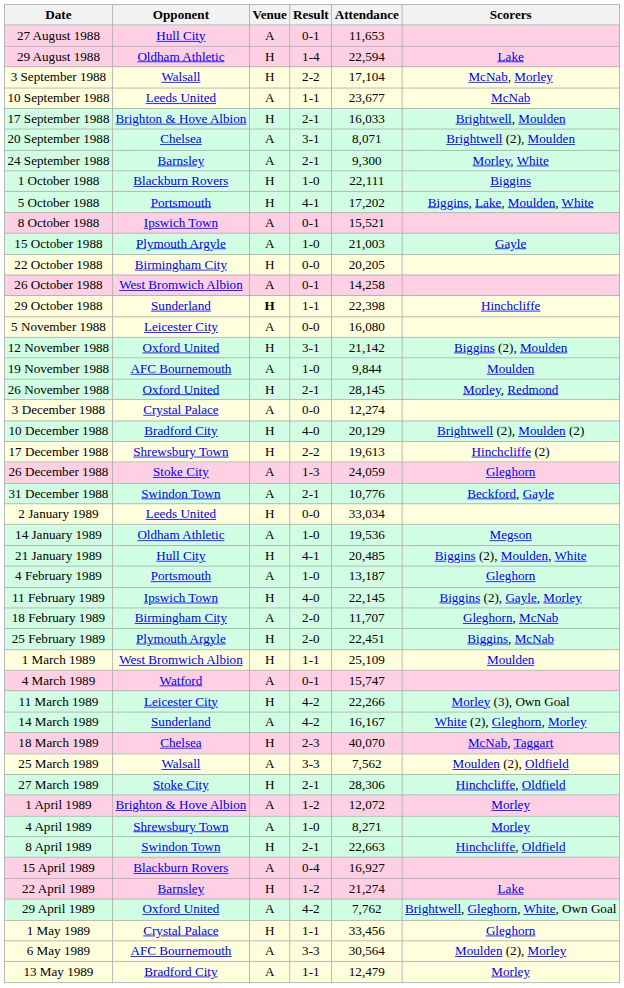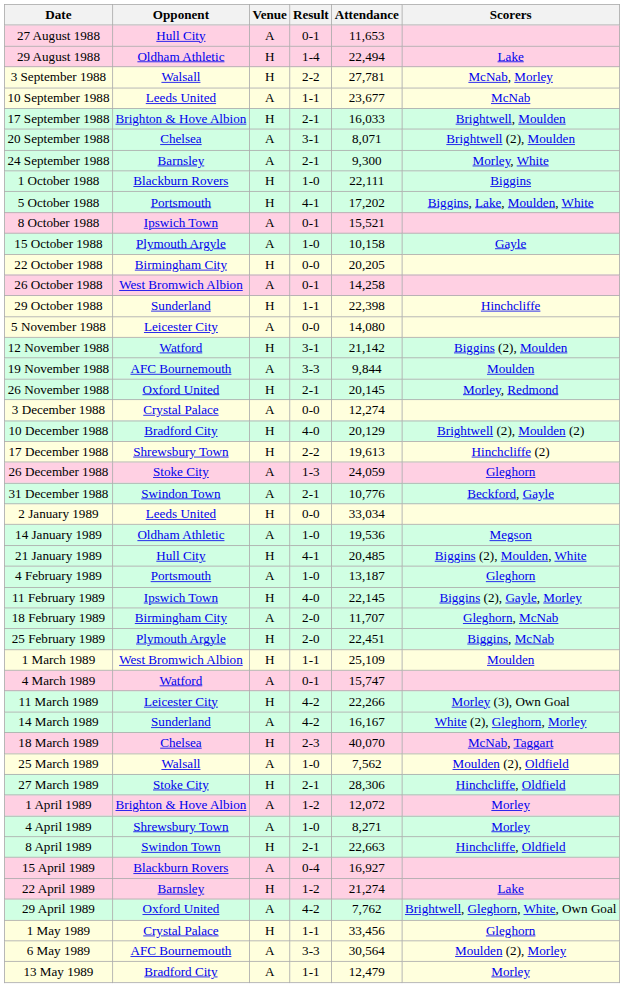(367, 56) 22,594 -> (367, 56) 22,494
(367, 77) 17,104 -> (367, 77) 27,781
(367, 243) 21,003 -> (367, 243) 10,158
(270, 306) bold -> (270, 306) normal
(367, 327) 16,080 -> (367, 327) 14,080
(181, 347) Oxford United -> (181, 347) Watford
(311, 368) 1-0 -> (311, 368) 3-3
(367, 389) 28,145 -> (367, 389) 20,145
(311, 763) 3-3 -> (311, 763) 1-0
